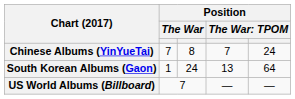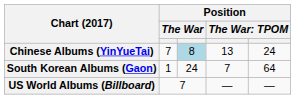(192, 51) no background -> (192, 51) lightblue background
(227, 51) 7 -> (227, 51) 13
(227, 68) 13 -> (227, 68) 7
